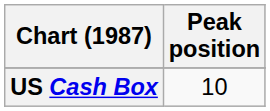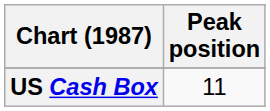(214, 86) 10 -> (214, 86) 11
